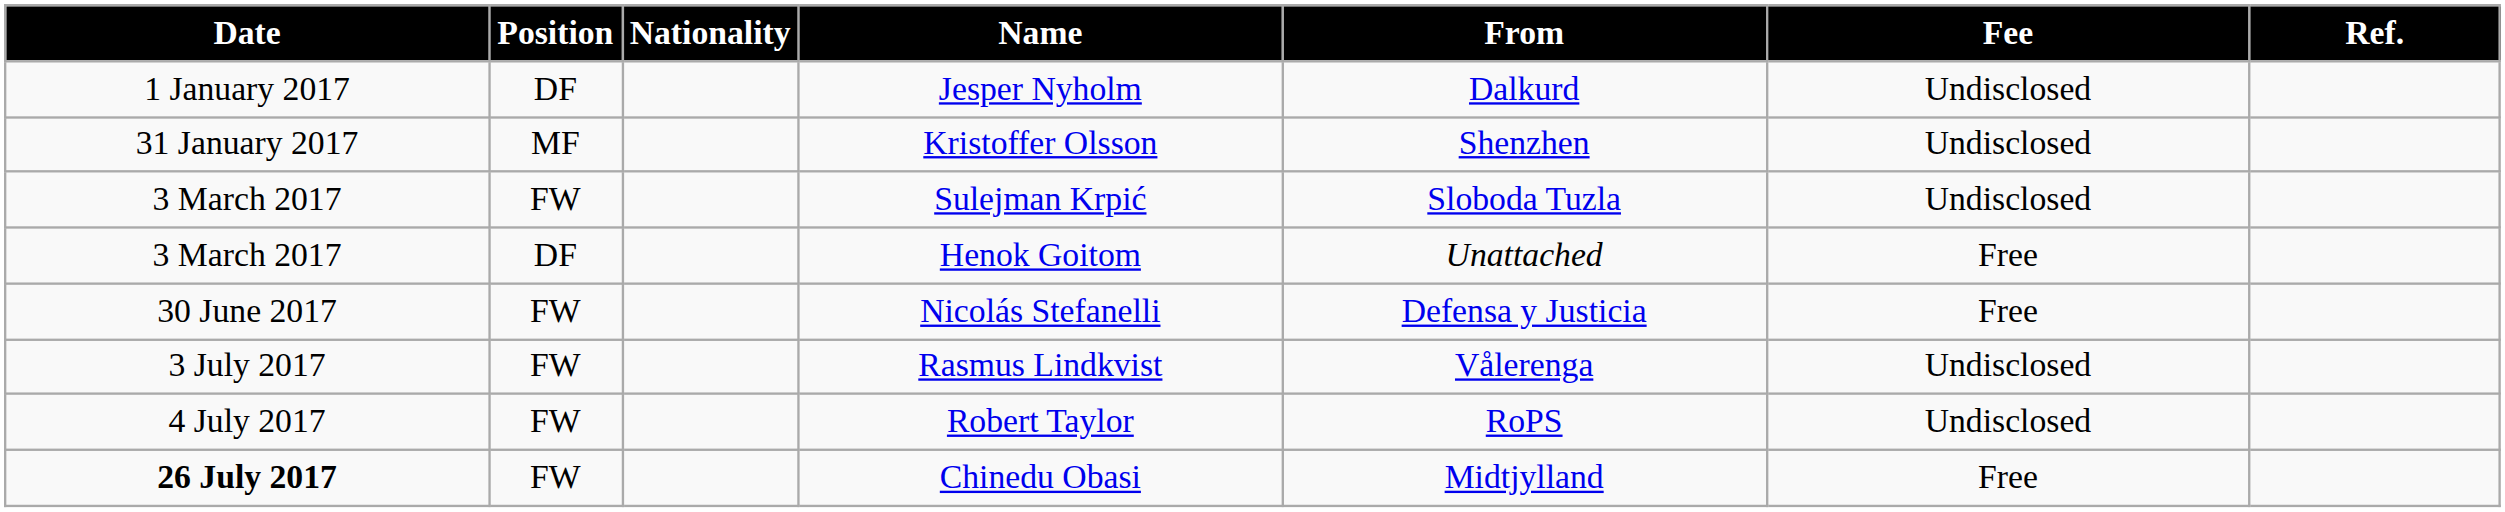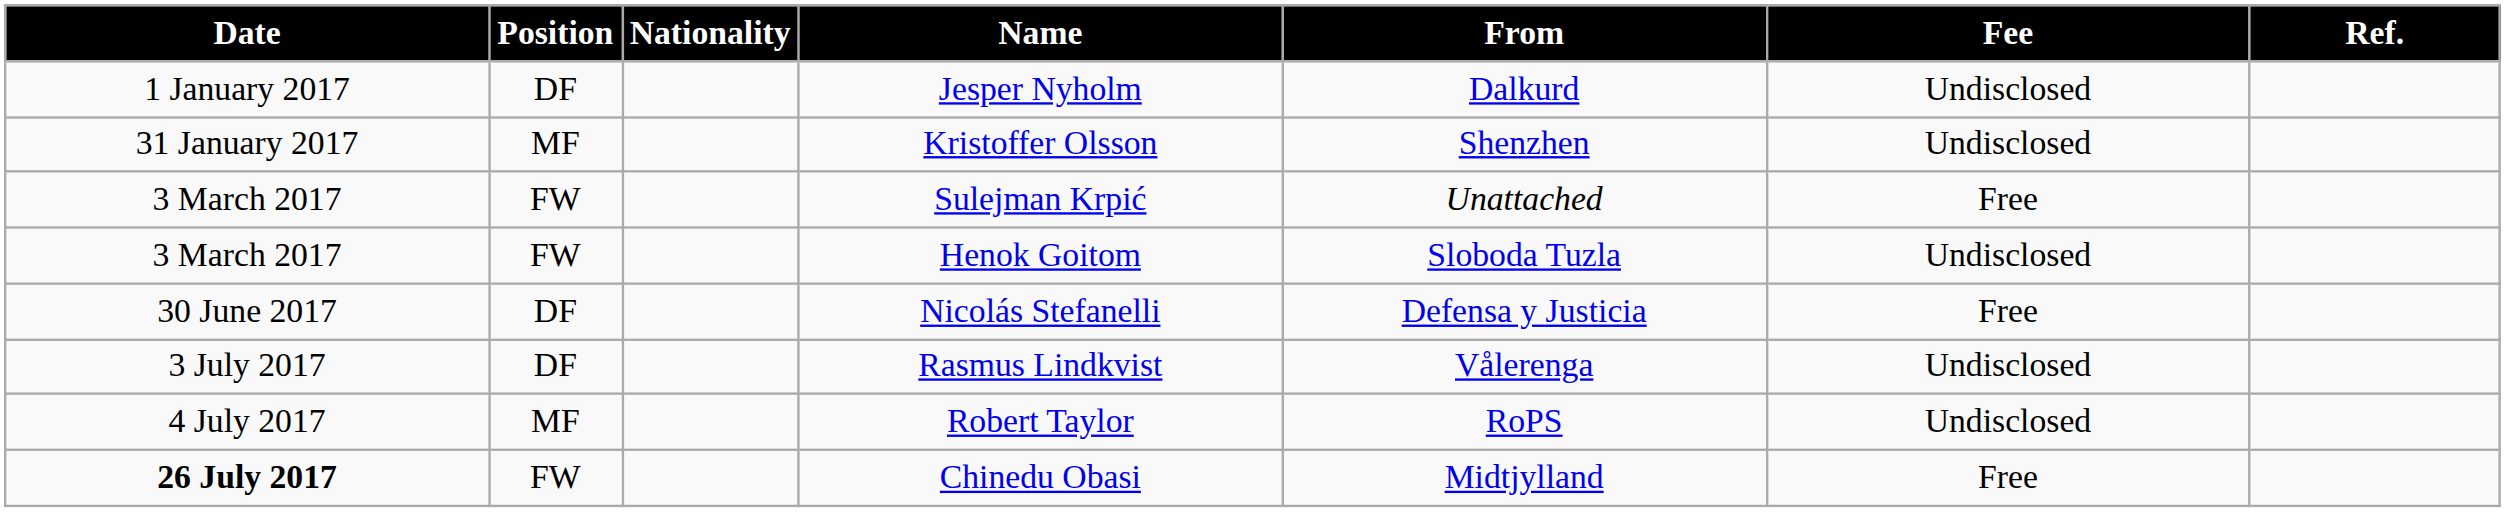(1524, 199) Sloboda Tuzla -> (1524, 199) Unattached
(2008, 199) Undisclosed -> (2008, 199) Free
(555, 254) DF -> (555, 254) FW
(1524, 254) Unattached -> (1524, 254) Sloboda Tuzla
(2008, 254) Free -> (2008, 254) Undisclosed
(555, 310) FW -> (555, 310) DF
(555, 366) FW -> (555, 366) DF
(555, 421) FW -> (555, 421) MF
